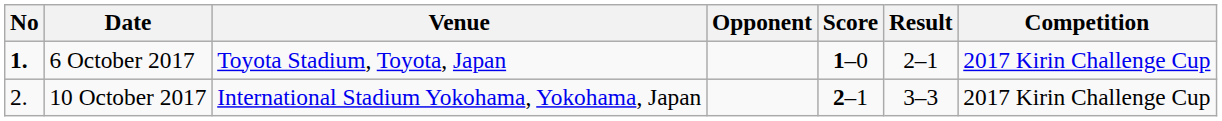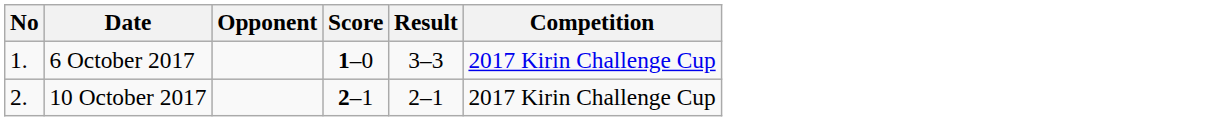- column: (459, 23)
(19, 60) bold -> (19, 60) normal
(921, 60) 2–1 -> (426, 60) 3–3
(921, 97) 3–3 -> (426, 97) 2–1
